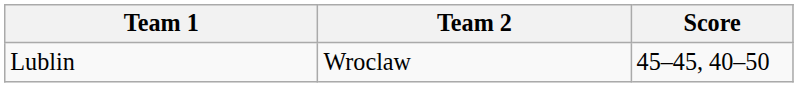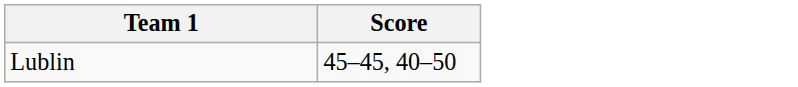- column: (474, 23)
